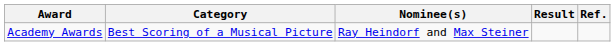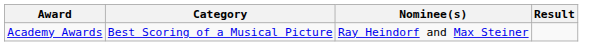- column: (594, 14)
